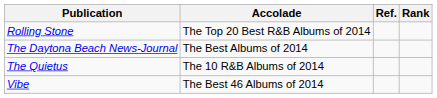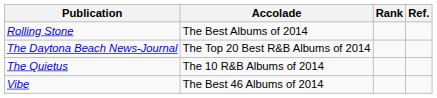columns swapped: (416, 13) <-> (386, 13)
(277, 31) The Top 20 Best R&B Albums of 2014 -> (245, 31) The Best Albums of 2014
(245, 48) The Best Albums of 2014 -> (277, 48) The Top 20 Best R&B Albums of 2014
